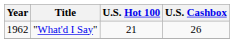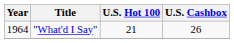(18, 30) 1962 -> (18, 30) 1964
